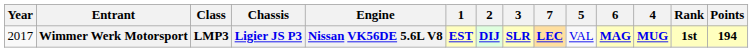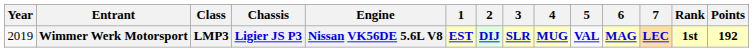columns swapped: (653, 15) <-> (550, 15)
(20, 36) 2017 -> (20, 36) 2019
(581, 36) normal -> (587, 36) bold
(727, 36) 194 -> (728, 36) 192
